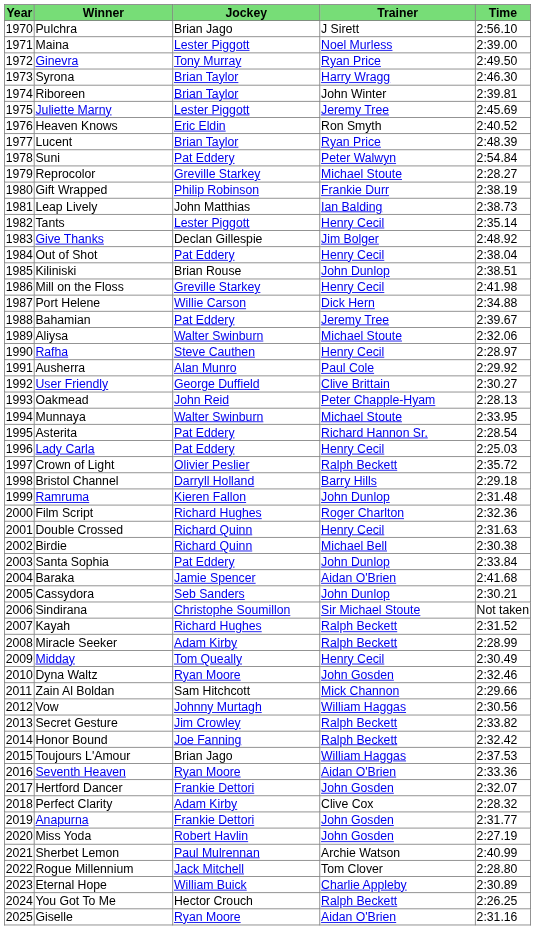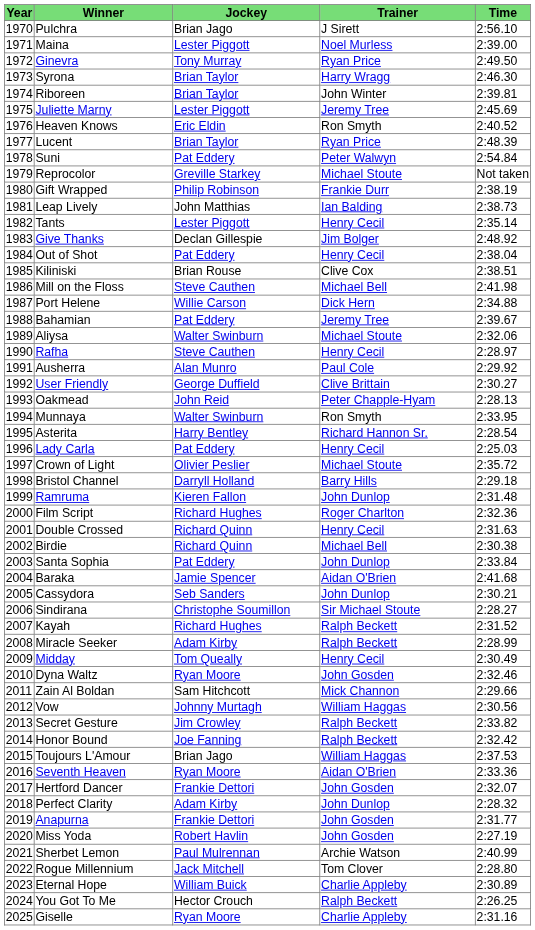(497, 174) 2:28.27 -> (503, 174) Not taken
(355, 271) John Dunlop -> (347, 271) Clive Cox
(217, 287) Greville Starkey -> (214, 287) Steve Cauthen
(353, 287) Henry Cecil -> (354, 287) Michael Bell
(362, 416) Michael Stoute -> (351, 416) Ron Smyth
(204, 432) Pat Eddery -> (211, 432) Harry Bentley
(359, 465) Ralph Beckett -> (362, 465) Michael Stoute
(503, 610) Not taken -> (497, 610) 2:28.27
(347, 804) Clive Cox -> (355, 804) John Dunlop
(359, 917) Aidan O'Brien -> (364, 917) Charlie Appleby
